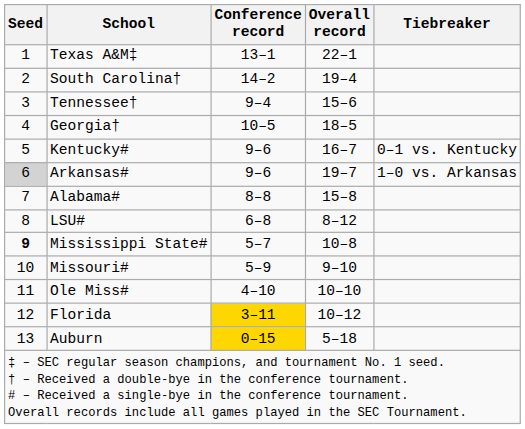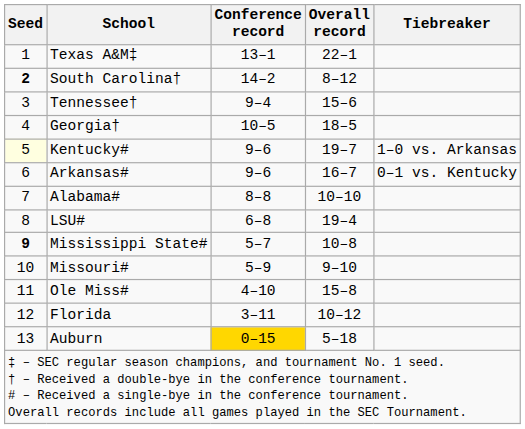(26, 80) normal -> (26, 80) bold
(339, 80) 19–4 -> (339, 80) 8–12
(26, 151) no background -> (26, 151) lightyellow background
(339, 151) 16–7 -> (339, 151) 19–7
(447, 151) 0–1 vs. Kentucky -> (447, 151) 1–0 vs. Arkansas
(26, 174) lightgrey background -> (26, 174) no background
(339, 174) 19–7 -> (339, 174) 16–7
(447, 174) 1–0 vs. Arkansas -> (447, 174) 0–1 vs. Kentucky
(339, 198) 15–8 -> (339, 198) 10–10
(339, 221) 8–12 -> (339, 221) 19–4
(339, 292) 10–10 -> (339, 292) 15–8
(258, 316) gold background -> (258, 316) no background
